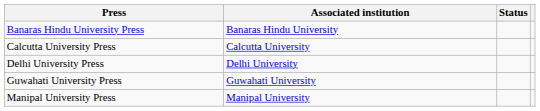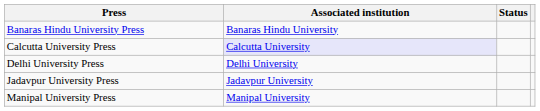(268, 47) no background -> (268, 47) lavender background
- row: (64, 81)
+ row: (63, 81)
